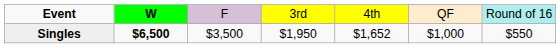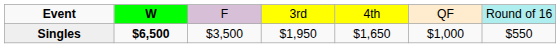(372, 33) $1,652 -> (372, 33) $1,650
